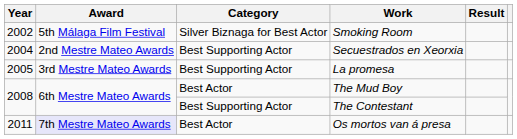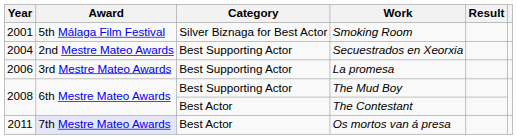(20, 32) 2002 -> (20, 32) 2001
(20, 69) 2005 -> (20, 69) 2006
(206, 87) Best Actor -> (236, 87) Best Supporting Actor
(236, 106) Best Supporting Actor -> (206, 106) Best Actor
